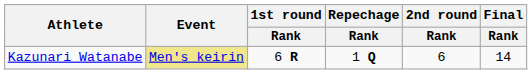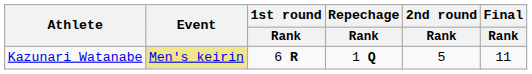(441, 57) 6 -> (441, 57) 5
(503, 57) 14 -> (503, 57) 11
